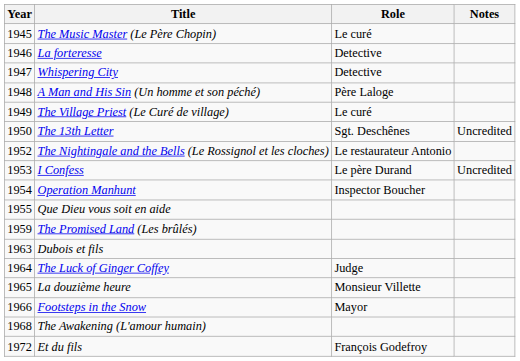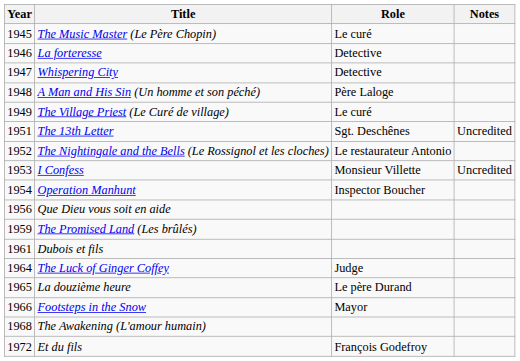(20, 131) 1950 -> (20, 131) 1951
(373, 170) Le père Durand -> (378, 170) Monsieur Villette
(20, 209) 1955 -> (20, 209) 1956
(20, 248) 1963 -> (20, 248) 1961
(378, 287) Monsieur Villette -> (373, 287) Le père Durand
